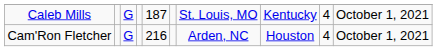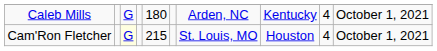(156, 14) 187 -> (156, 14) 180
(218, 14) St. Louis, MO -> (218, 14) Arden, NC
(128, 35) no background -> (128, 35) lightyellow background
(156, 35) 216 -> (156, 35) 215
(218, 35) Arden, NC -> (218, 35) St. Louis, MO
